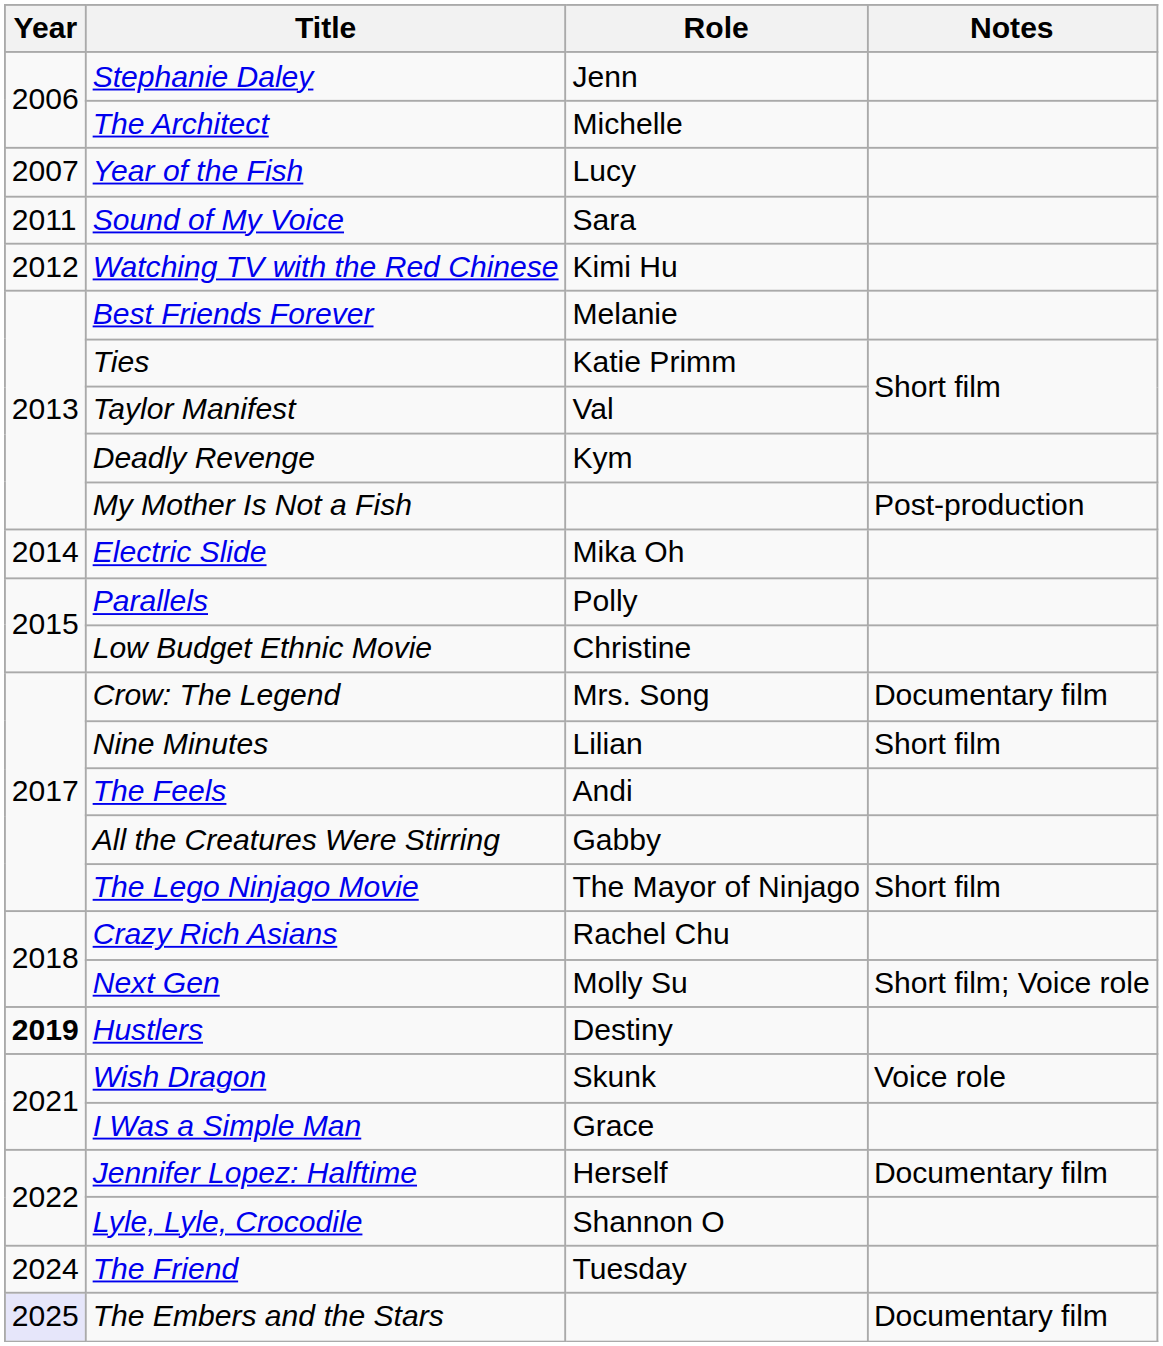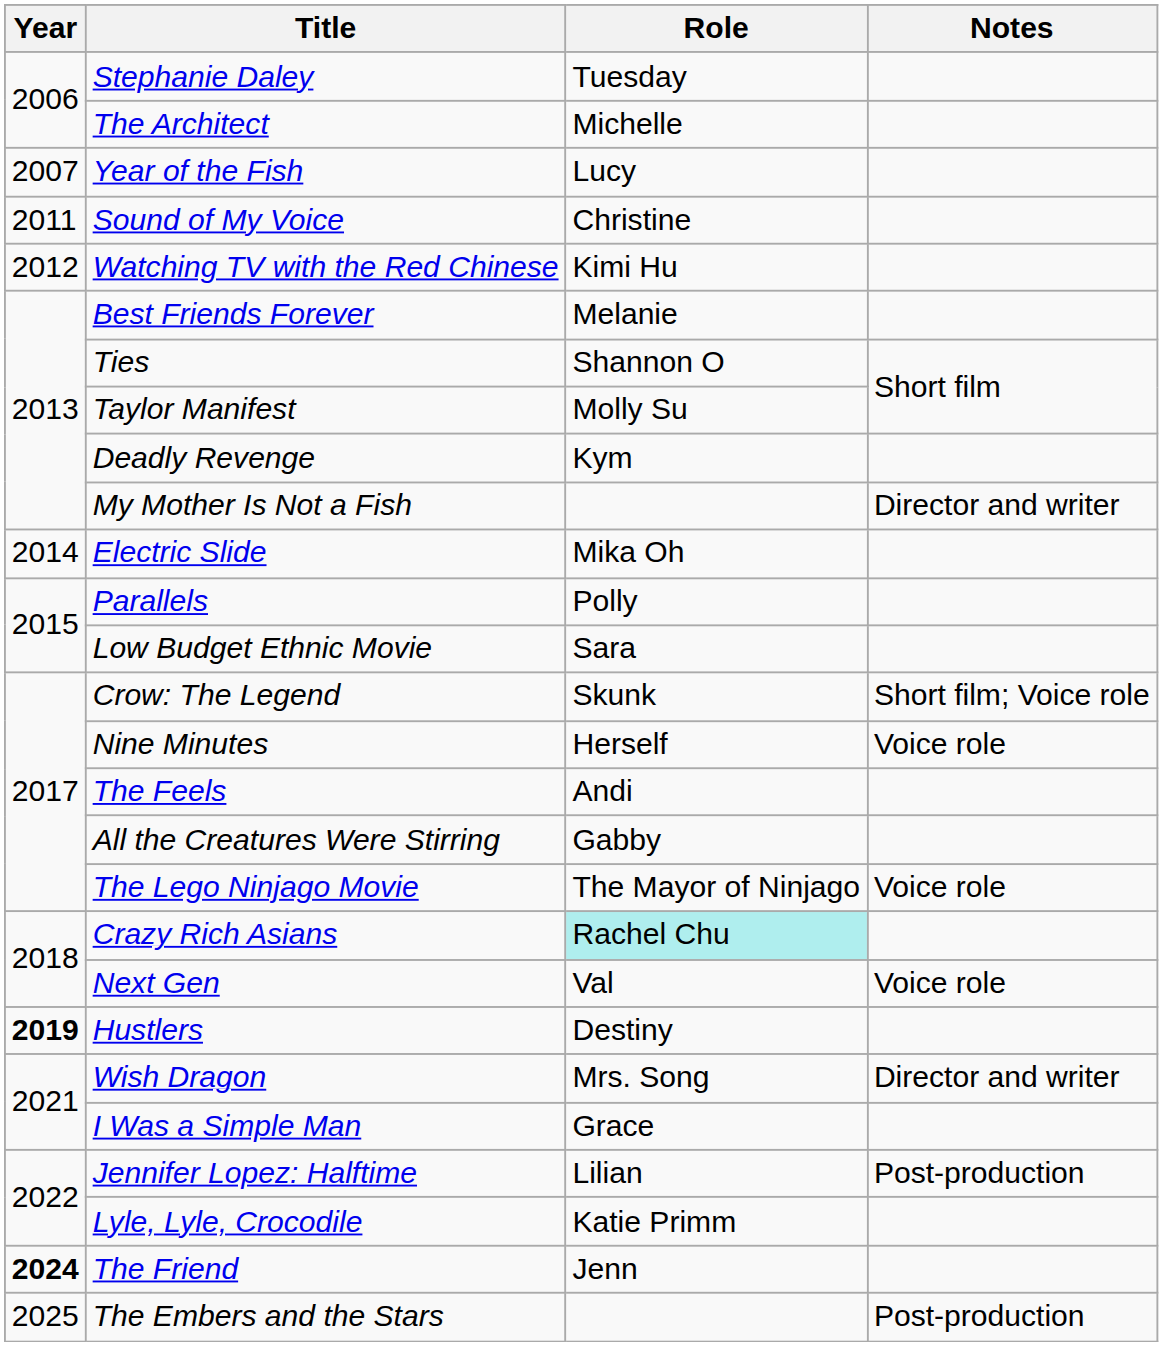(605, 76) Jenn -> (630, 76) Tuesday
(604, 219) Sara -> (632, 219) Christine
(654, 362) Katie Primm -> (649, 362) Shannon O
(593, 409) Val -> (630, 409) Molly Su
(979, 505) Post-production -> (997, 505) Director and writer
(632, 648) Christine -> (604, 648) Sara
(641, 696) Mrs. Song -> (614, 696) Skunk
(991, 696) Documentary film -> (1012, 696) Short film; Voice role
(608, 743) Lilian -> (620, 743) Herself
(937, 743) Short film -> (940, 743) Voice role
(937, 887) Short film -> (940, 887) Voice role
(651, 934) no background -> (651, 934) paleturquoise background
(630, 982) Molly Su -> (593, 982) Val
(1012, 982) Short film; Voice role -> (940, 982) Voice role
(614, 1077) Skunk -> (641, 1077) Mrs. Song
(940, 1077) Voice role -> (997, 1077) Director and writer
(620, 1173) Herself -> (608, 1173) Lilian
(991, 1173) Documentary film -> (979, 1173) Post-production
(649, 1220) Shannon O -> (654, 1220) Katie Primm
(45, 1268) normal -> (45, 1268) bold
(630, 1268) Tuesday -> (605, 1268) Jenn
(45, 1316) lavender background -> (45, 1316) no background
(991, 1316) Documentary film -> (979, 1316) Post-production
